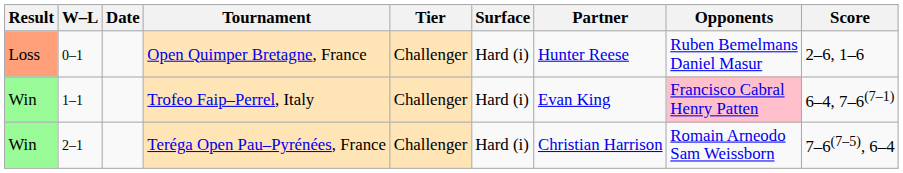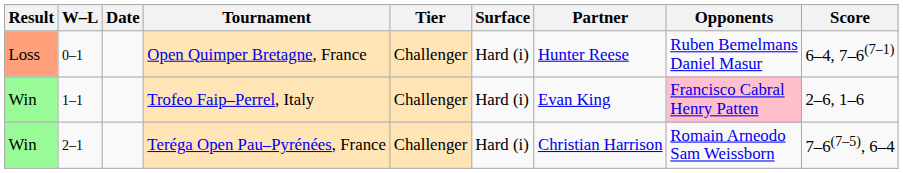(835, 53) 2–6, 1–6 -> (850, 53) 6–4, 7–6(7–1)
(850, 99) 6–4, 7–6(7–1) -> (835, 99) 2–6, 1–6
